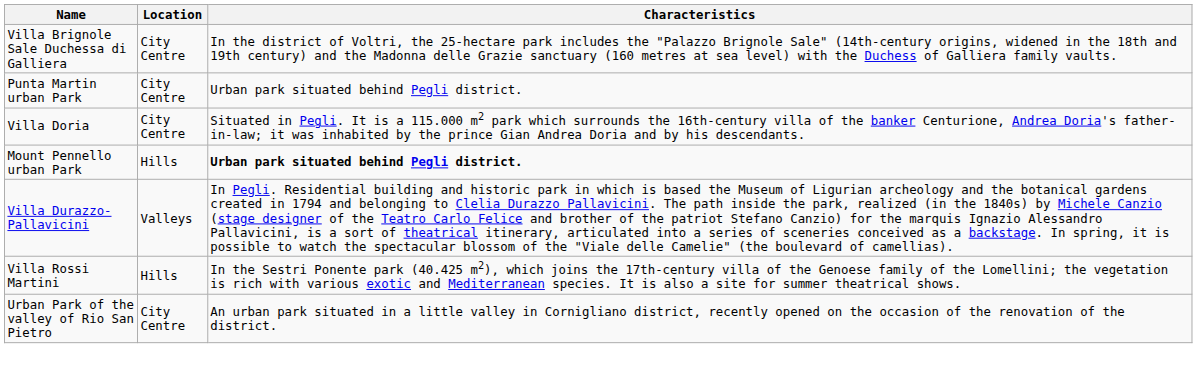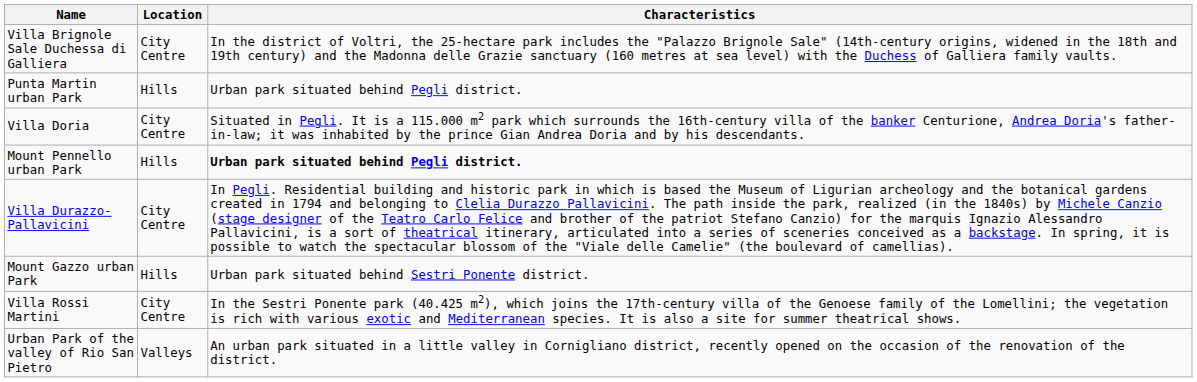(163, 90) City Centre -> (159, 90) Hills
(167, 218) Valleys -> (163, 218) City Centre
+ row: (71, 274)
(159, 275) Hills -> (163, 310) City Centre
(163, 319) City Centre -> (167, 353) Valleys
